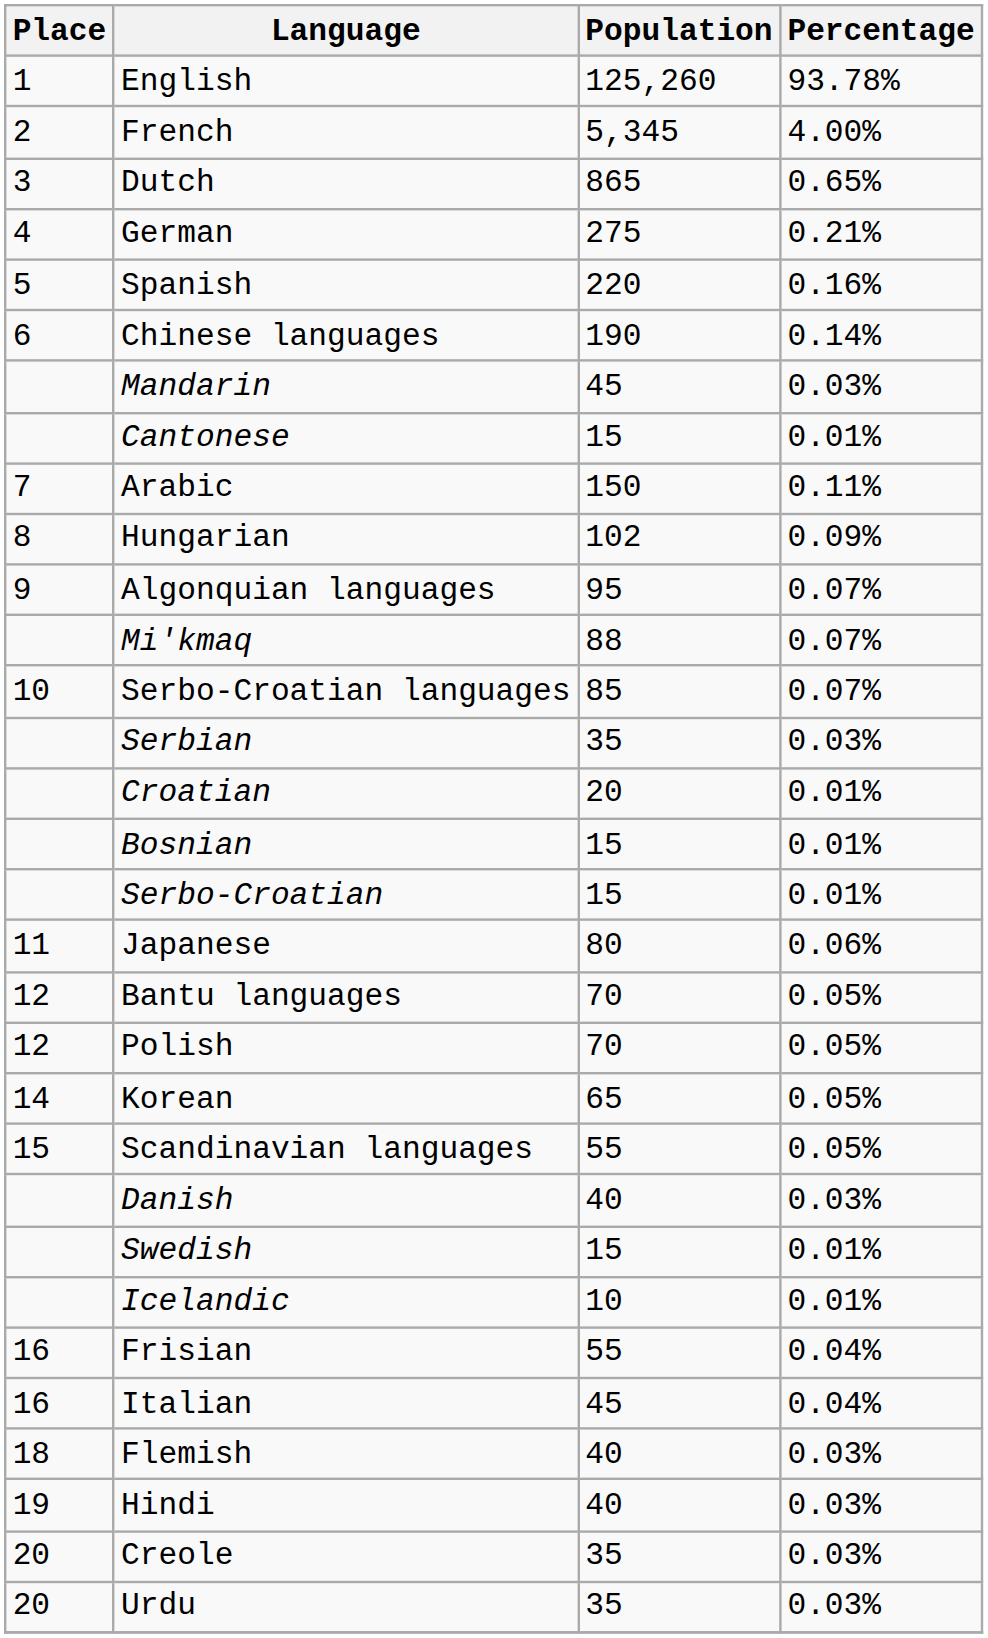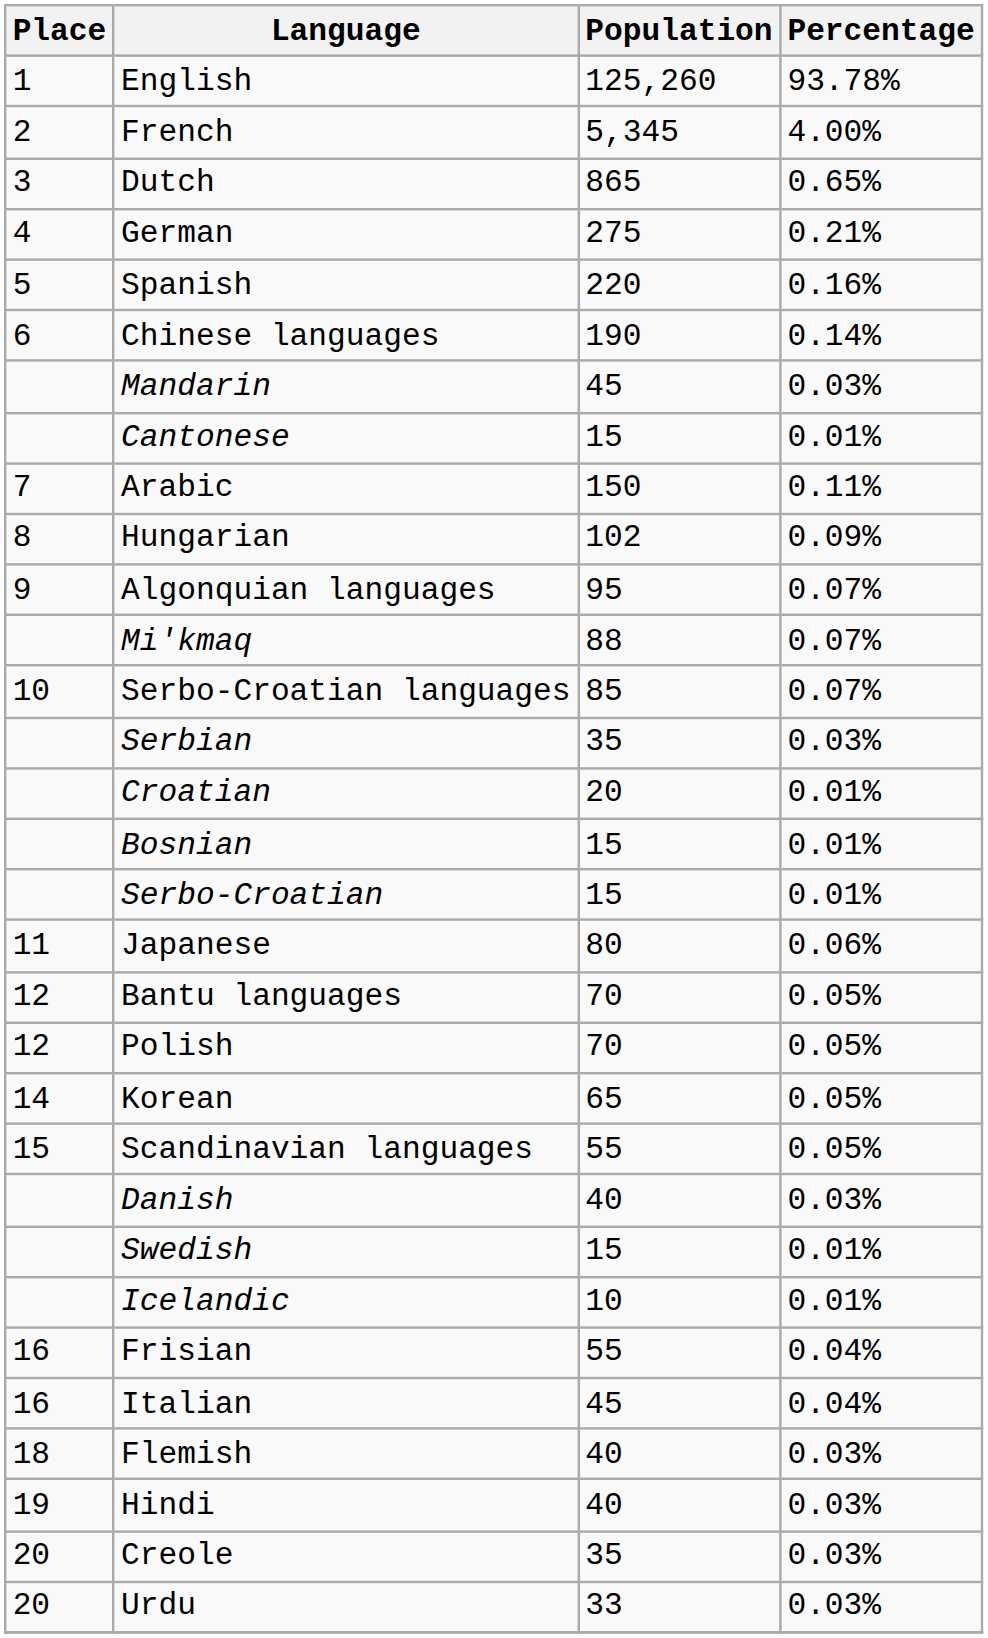(604, 1607) 35 -> (604, 1607) 33
